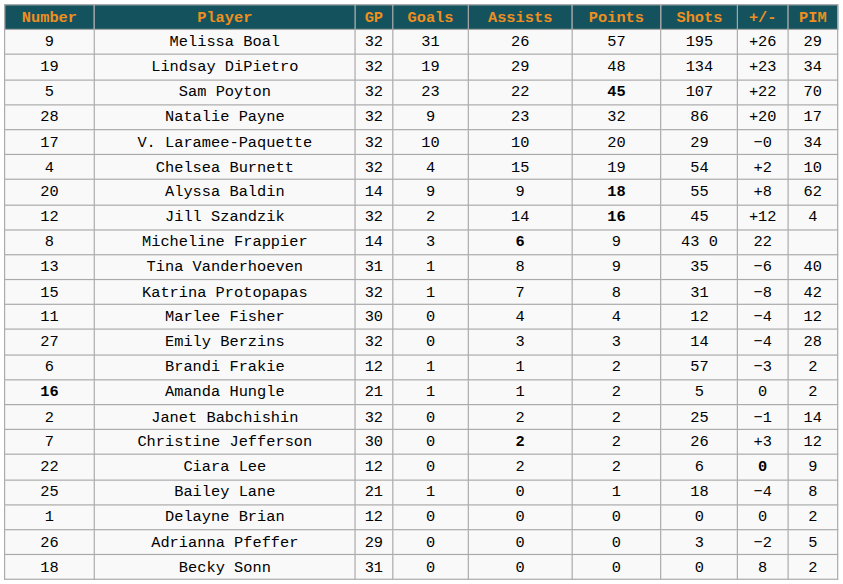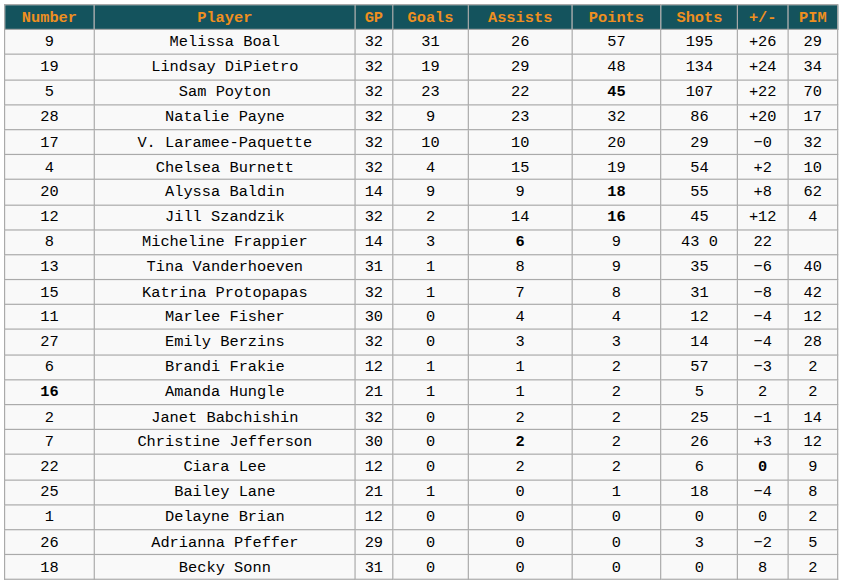(763, 67) +23 -> (763, 67) +24
(813, 142) 34 -> (813, 142) 32
(763, 392) 0 -> (763, 392) 2
